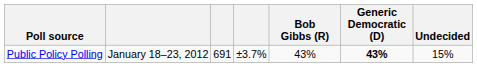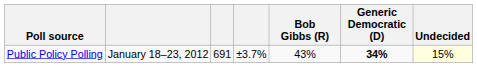(377, 54) 43% -> (377, 54) 34%
(443, 54) no background -> (443, 54) lightyellow background
